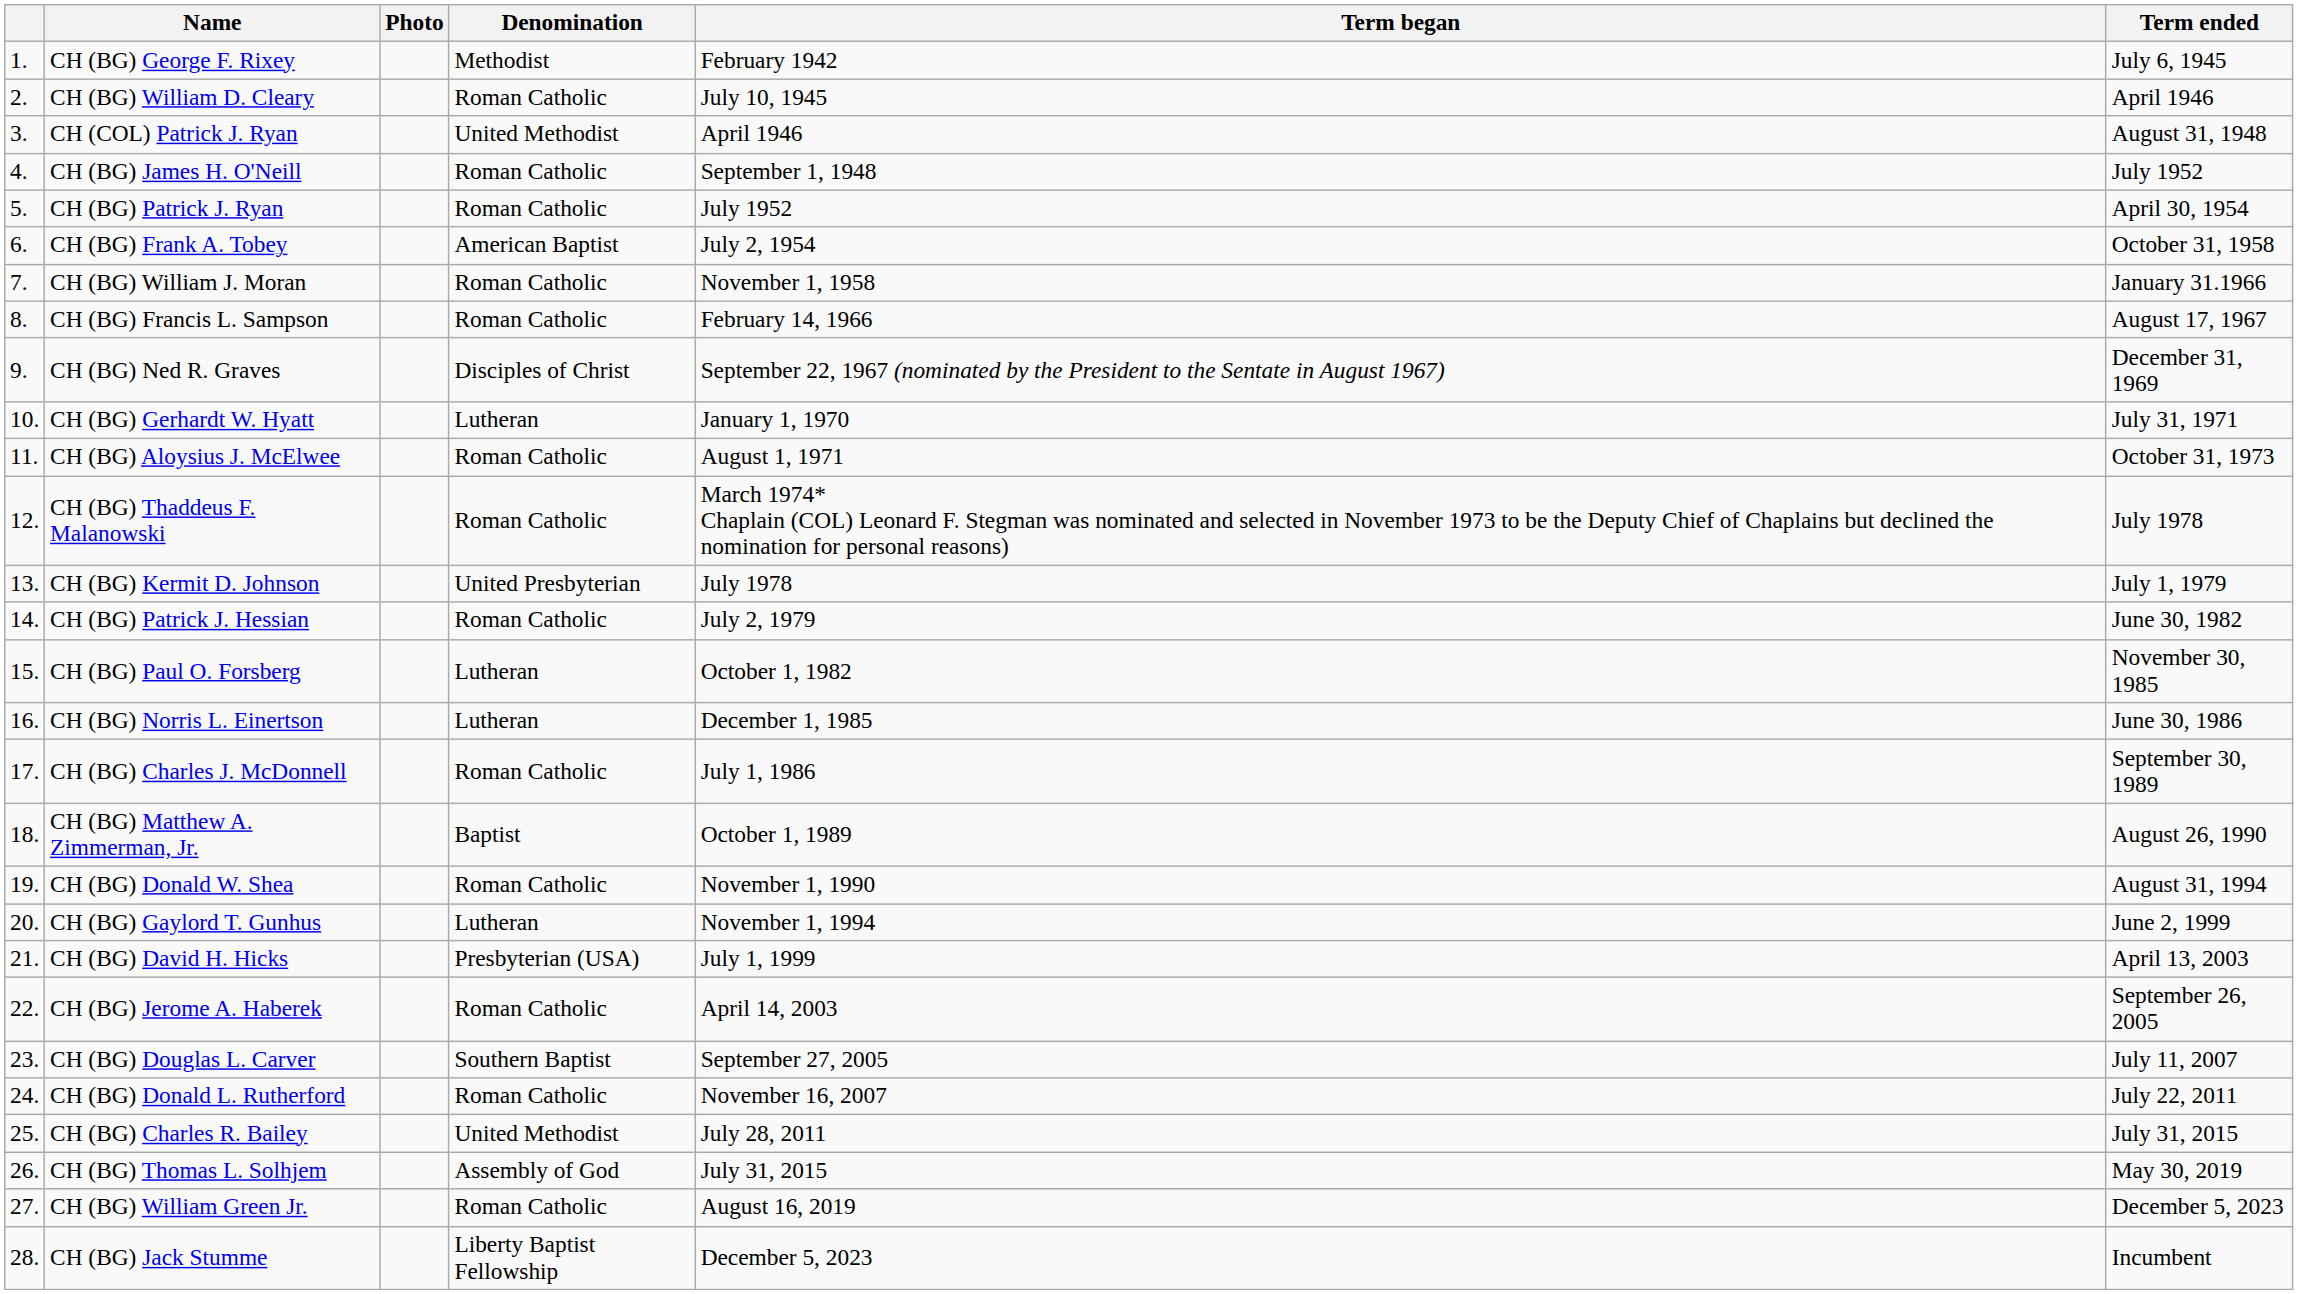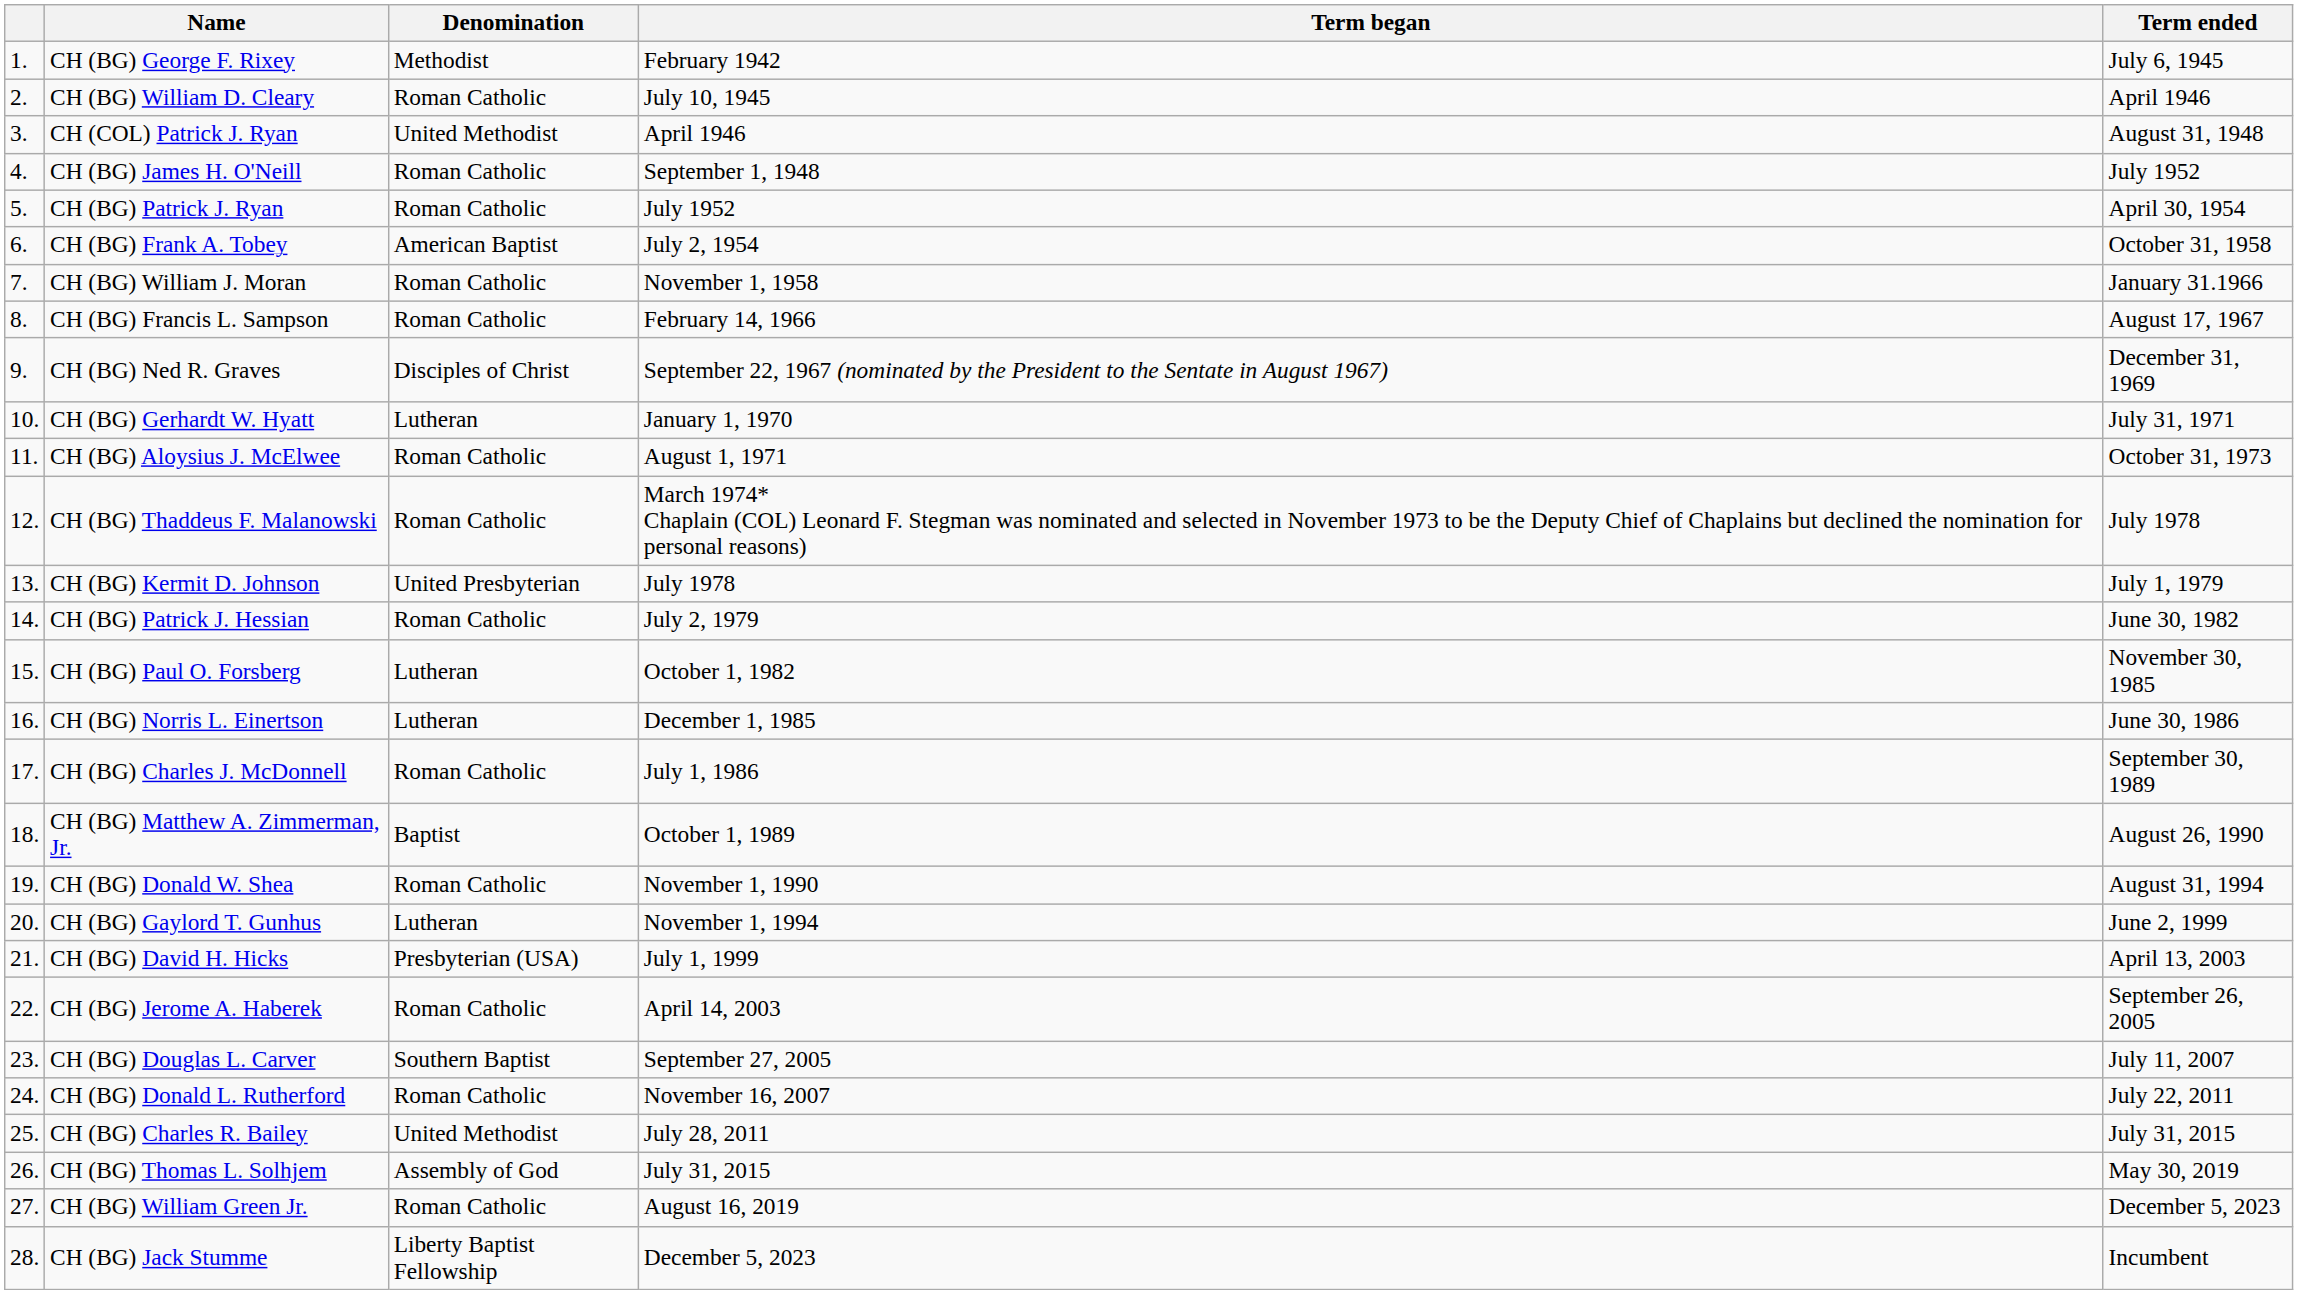- column: (414, 23)
